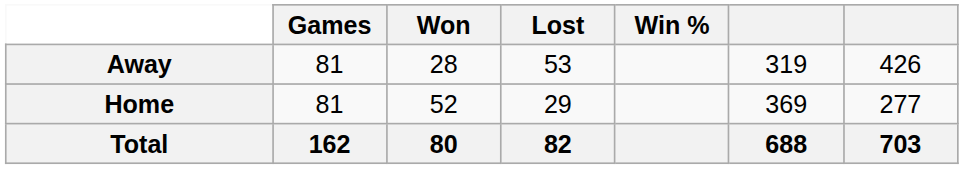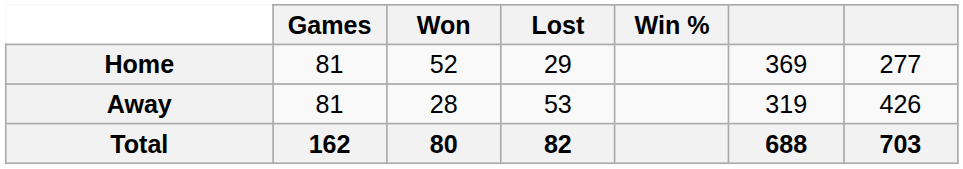rows swapped: (139, 104) <-> (139, 64)
